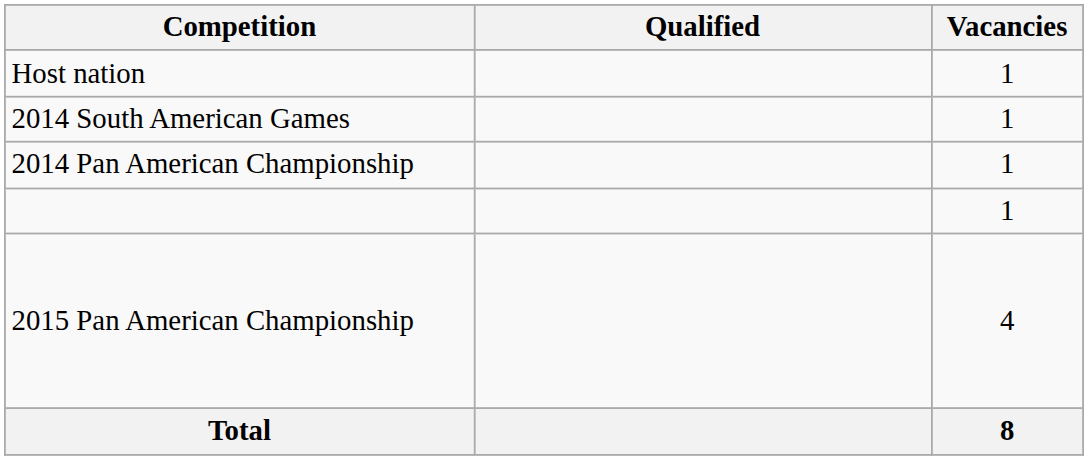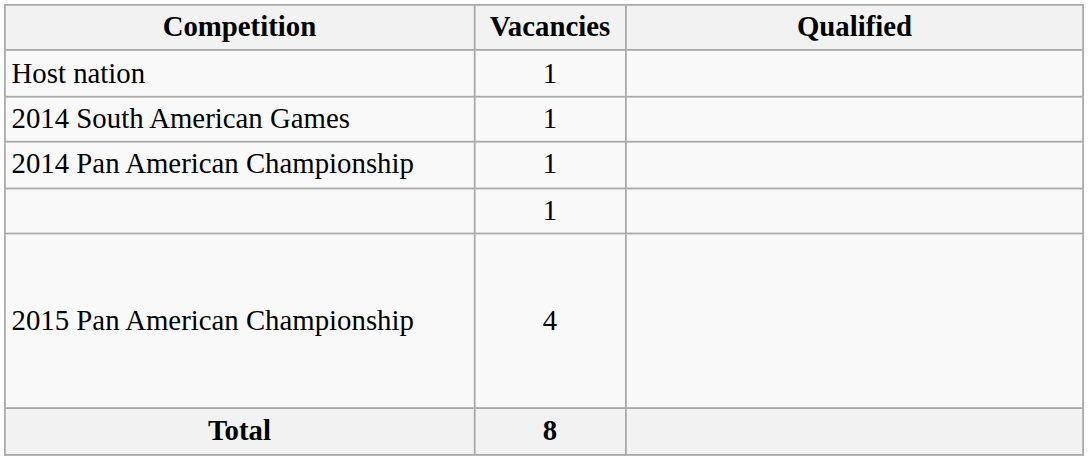columns swapped: (1007, 27) <-> (703, 27)
